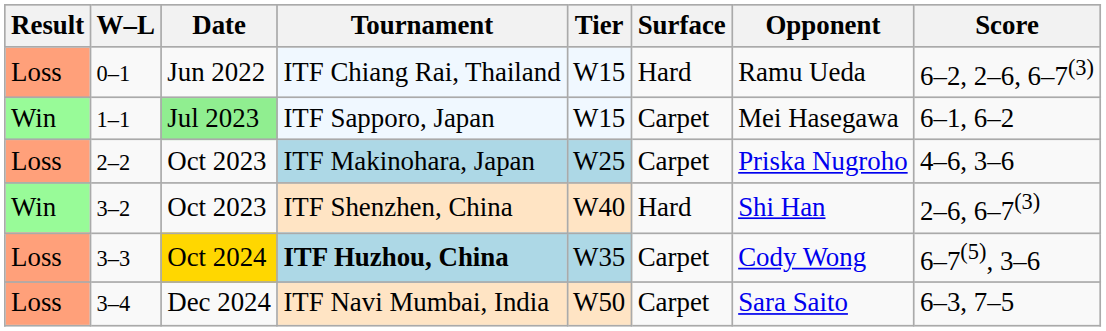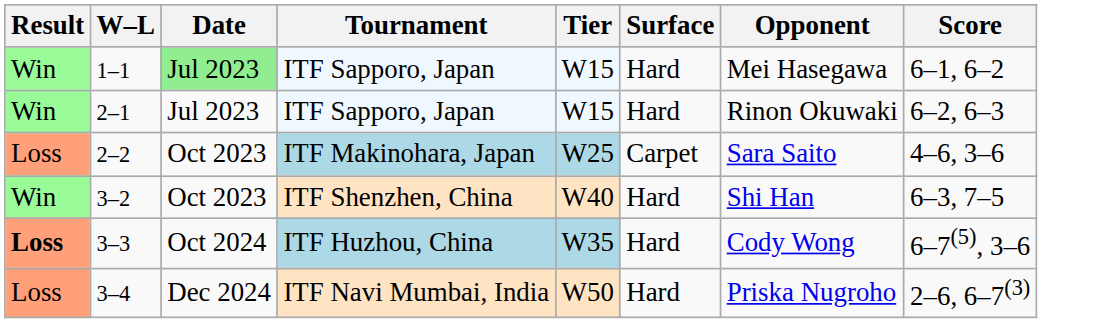- row: (113, 73)
(674, 118) Carpet -> (653, 68) Hard
+ row: (113, 112)
(823, 160) Priska Nugroho -> (782, 153) Sara Saito
(980, 207) 2–6, 6–7(3) -> (957, 196) 6–3, 7–5
(36, 257) normal -> (37, 242) bold
(217, 257) gold background -> (217, 242) no background
(396, 257) bold -> (388, 242) normal
(674, 257) Carpet -> (653, 242) Hard
(674, 303) Carpet -> (653, 292) Hard
(793, 303) Sara Saito -> (811, 292) Priska Nugroho
(967, 303) 6–3, 7–5 -> (970, 292) 2–6, 6–7(3)
